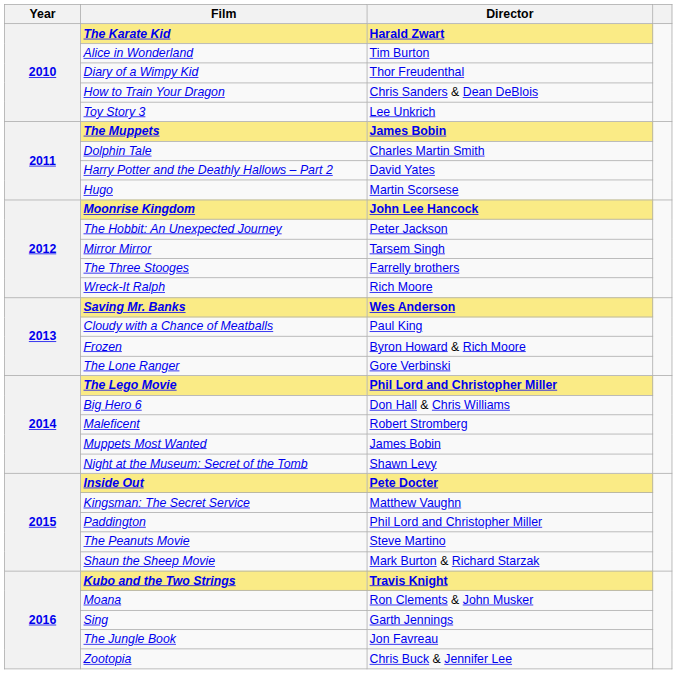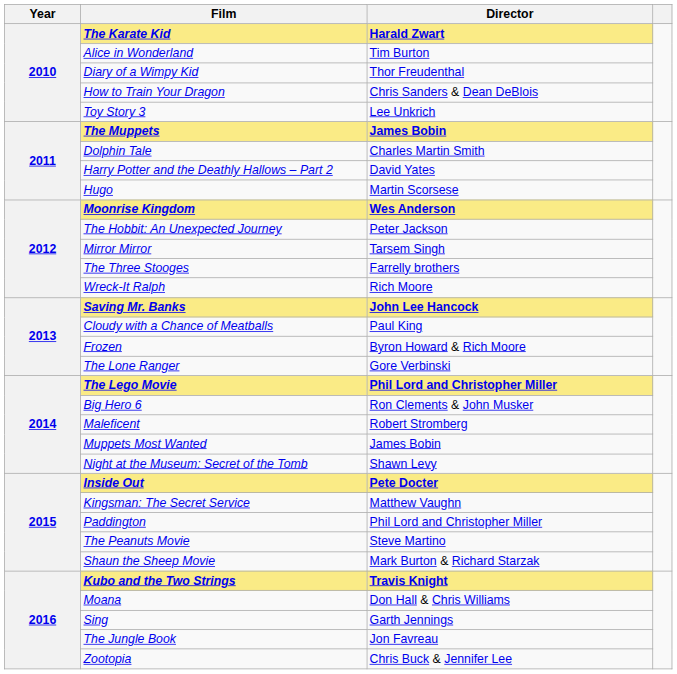(424, 209) John Lee Hancock -> (412, 209) Wes Anderson
(412, 307) Wes Anderson -> (424, 307) John Lee Hancock
(440, 405) Don Hall & Chris Williams -> (451, 405) Ron Clements & John Musker
(451, 600) Ron Clements & John Musker -> (440, 600) Don Hall & Chris Williams
